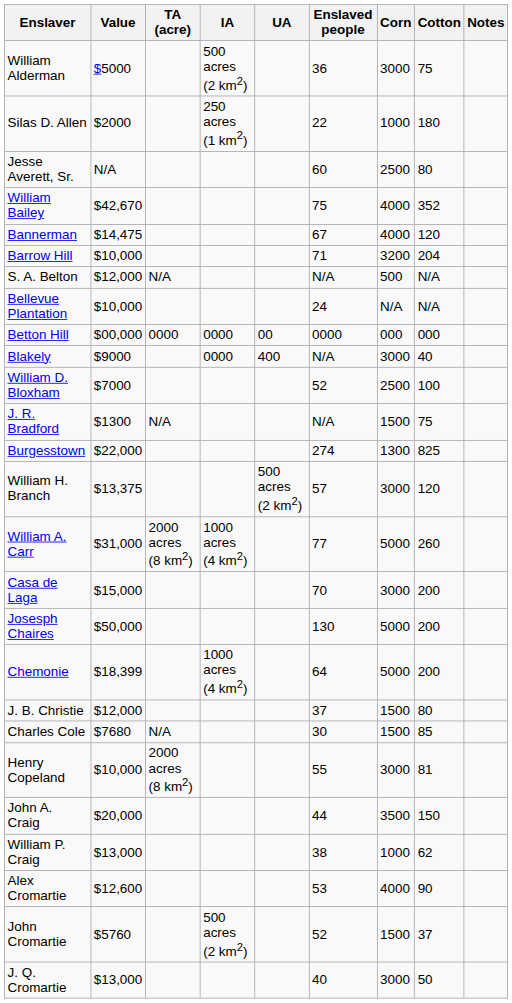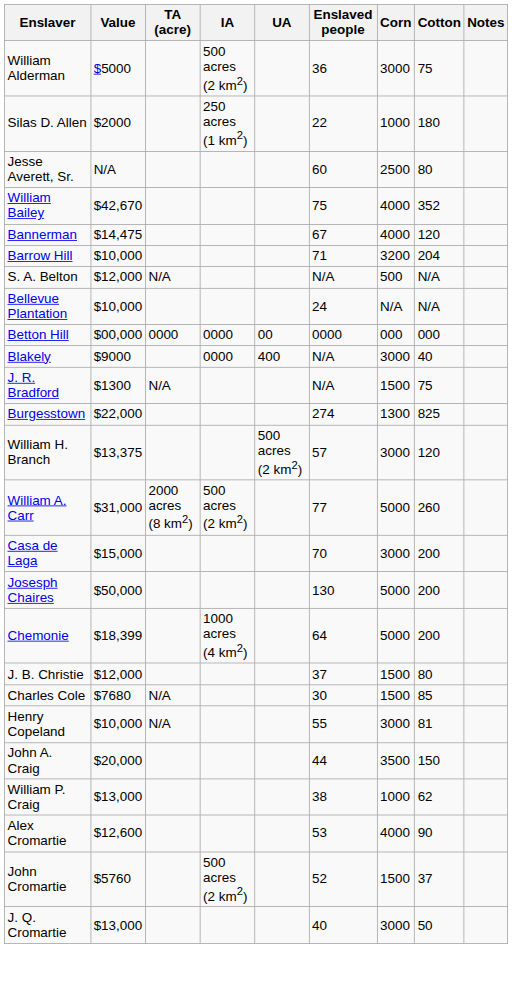- row: (38, 385)
(225, 544) 1000 acres (4 km2) -> (225, 507) 500 acres (2 km2)
(171, 770) 2000 acres (8 km2) -> (160, 724) N/A
